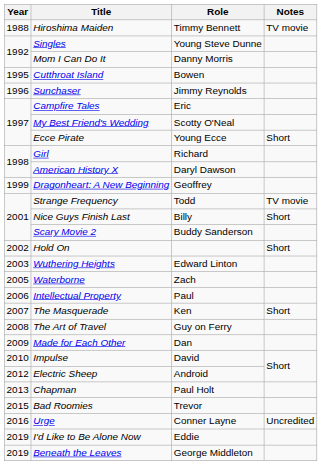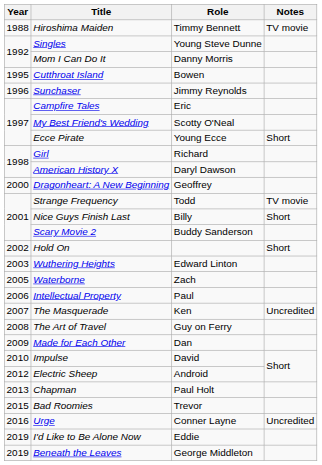(18, 185) 1999 -> (18, 185) 2000
(278, 311) Short -> (290, 311) Uncredited
